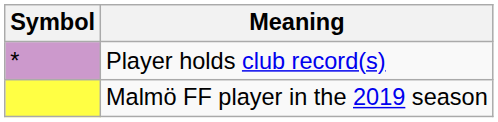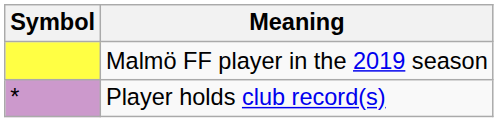rows swapped: (297, 97) <-> (246, 60)
